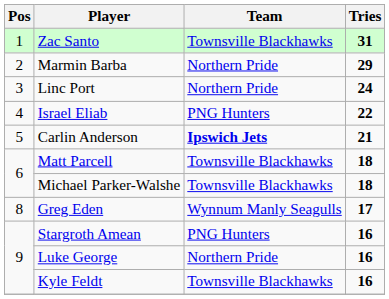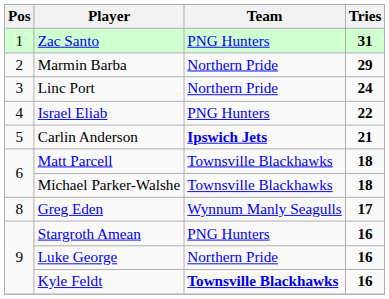(260, 40) Townsville Blackhawks -> (228, 40) PNG Hunters
(260, 281) normal -> (263, 281) bold
